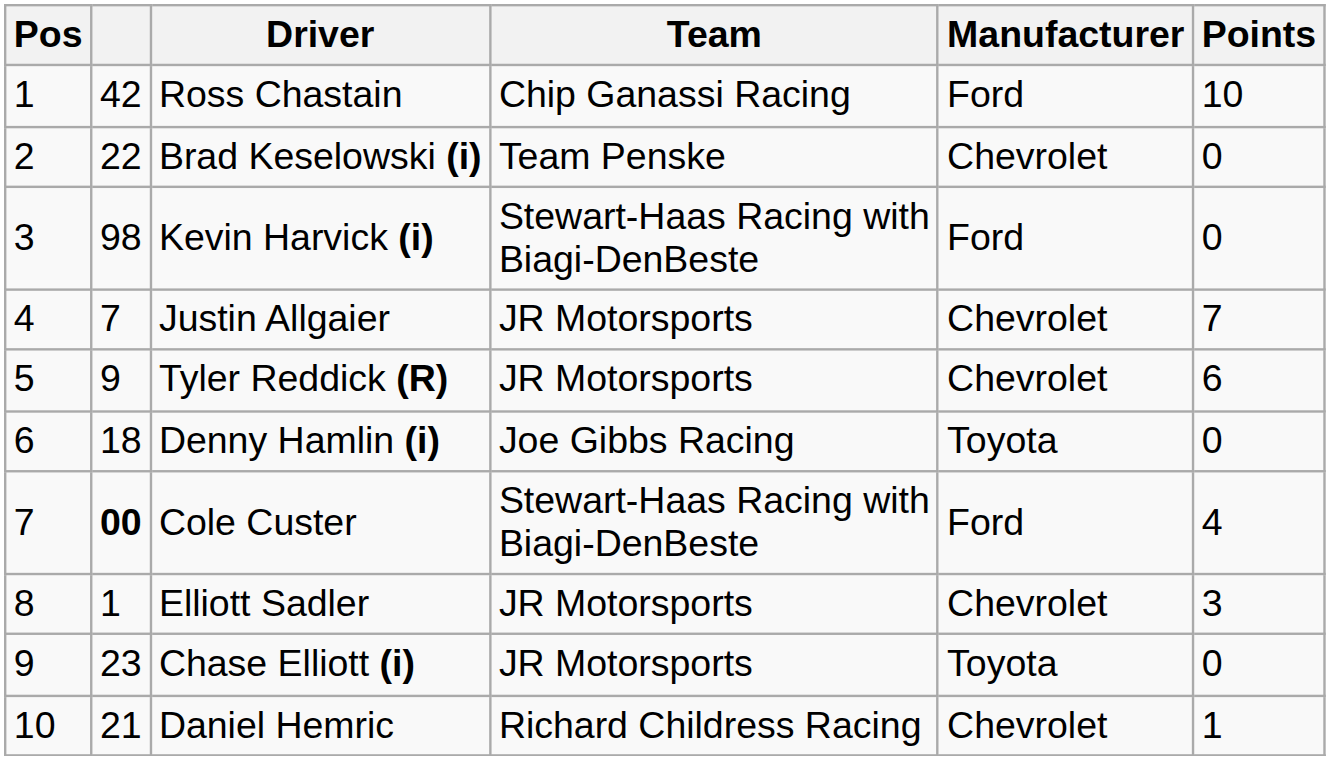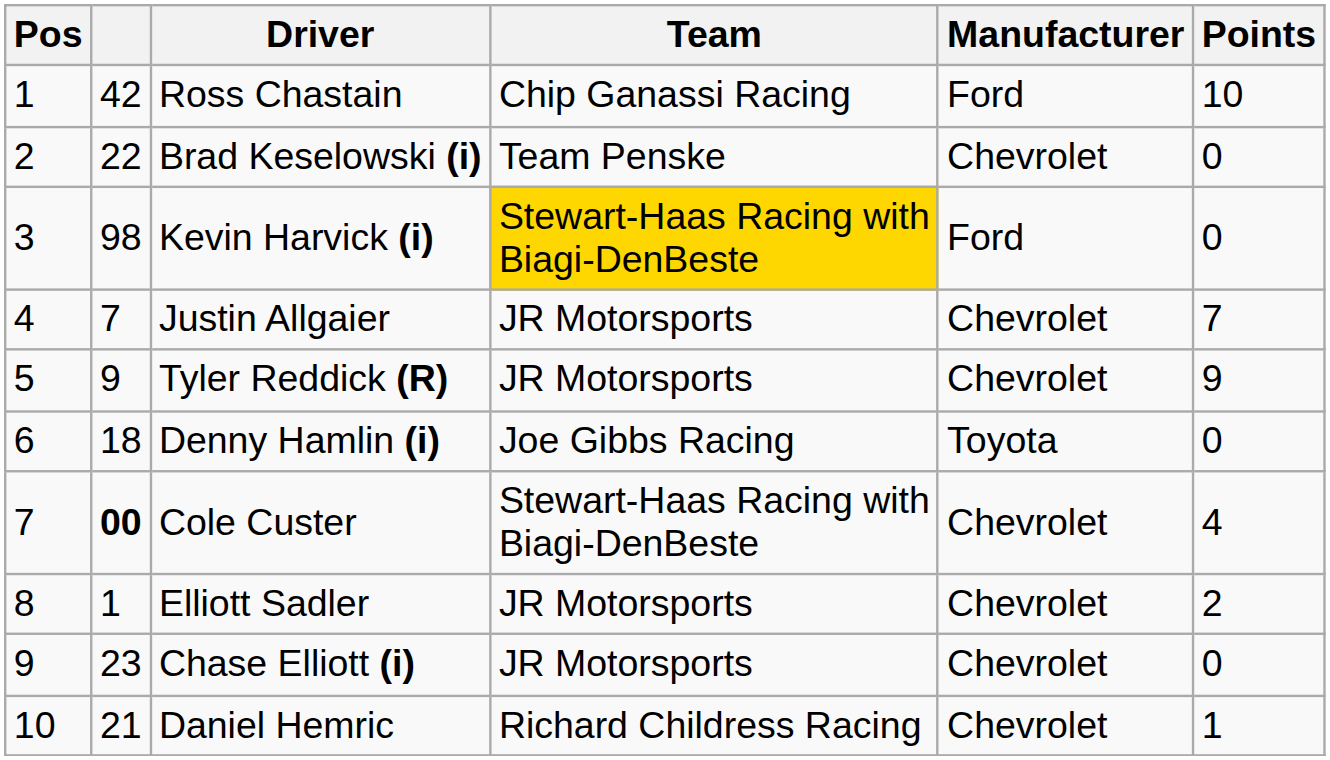(714, 236) no background -> (714, 236) gold background
(1212, 379) 6 -> (1212, 379) 9
(986, 521) Ford -> (1027, 521) Chevrolet
(1212, 603) 3 -> (1212, 603) 2
(1002, 663) Toyota -> (1027, 663) Chevrolet
